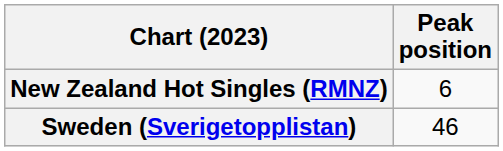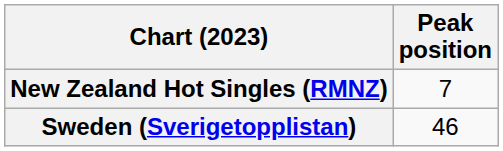(445, 88) 6 -> (445, 88) 7
